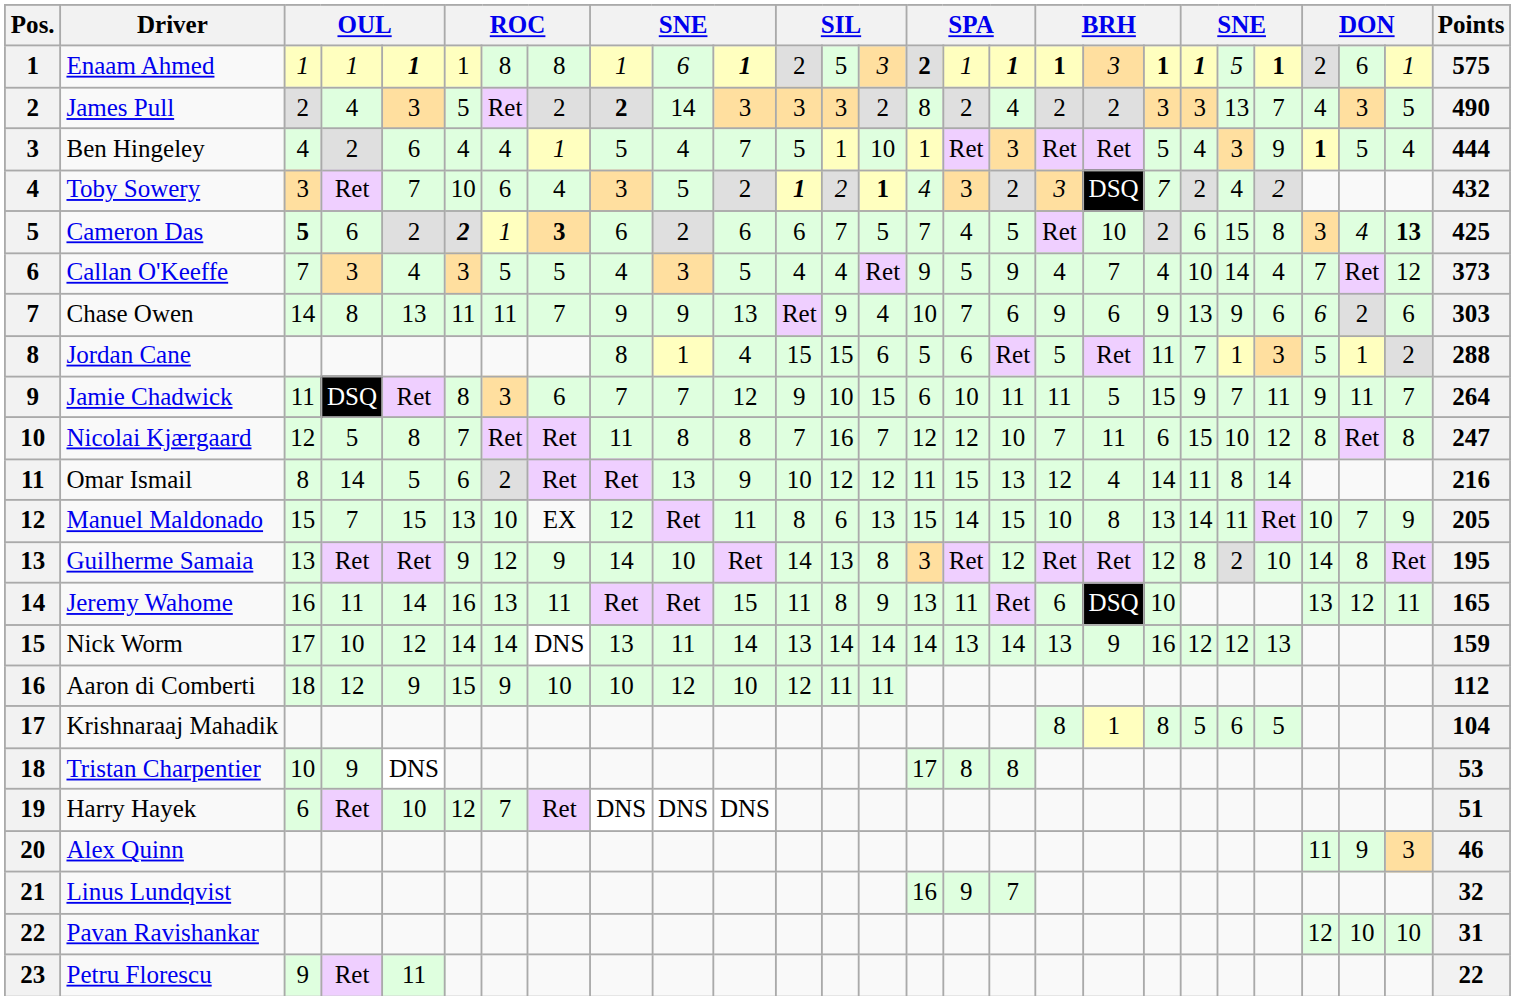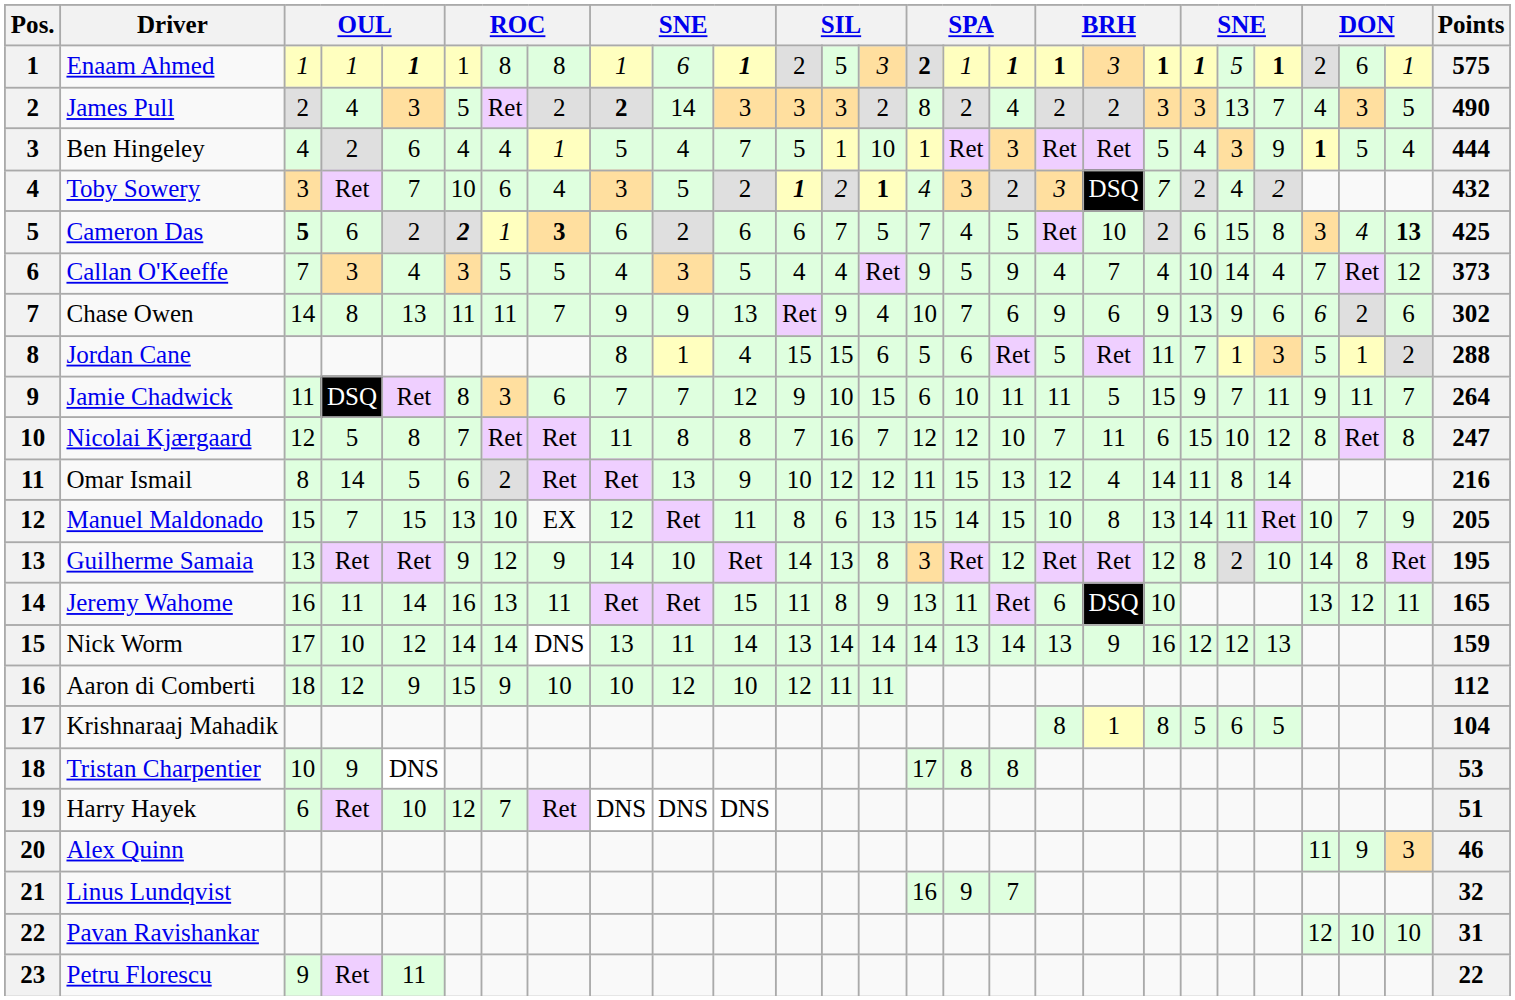(1471, 313) 303 -> (1471, 313) 302
